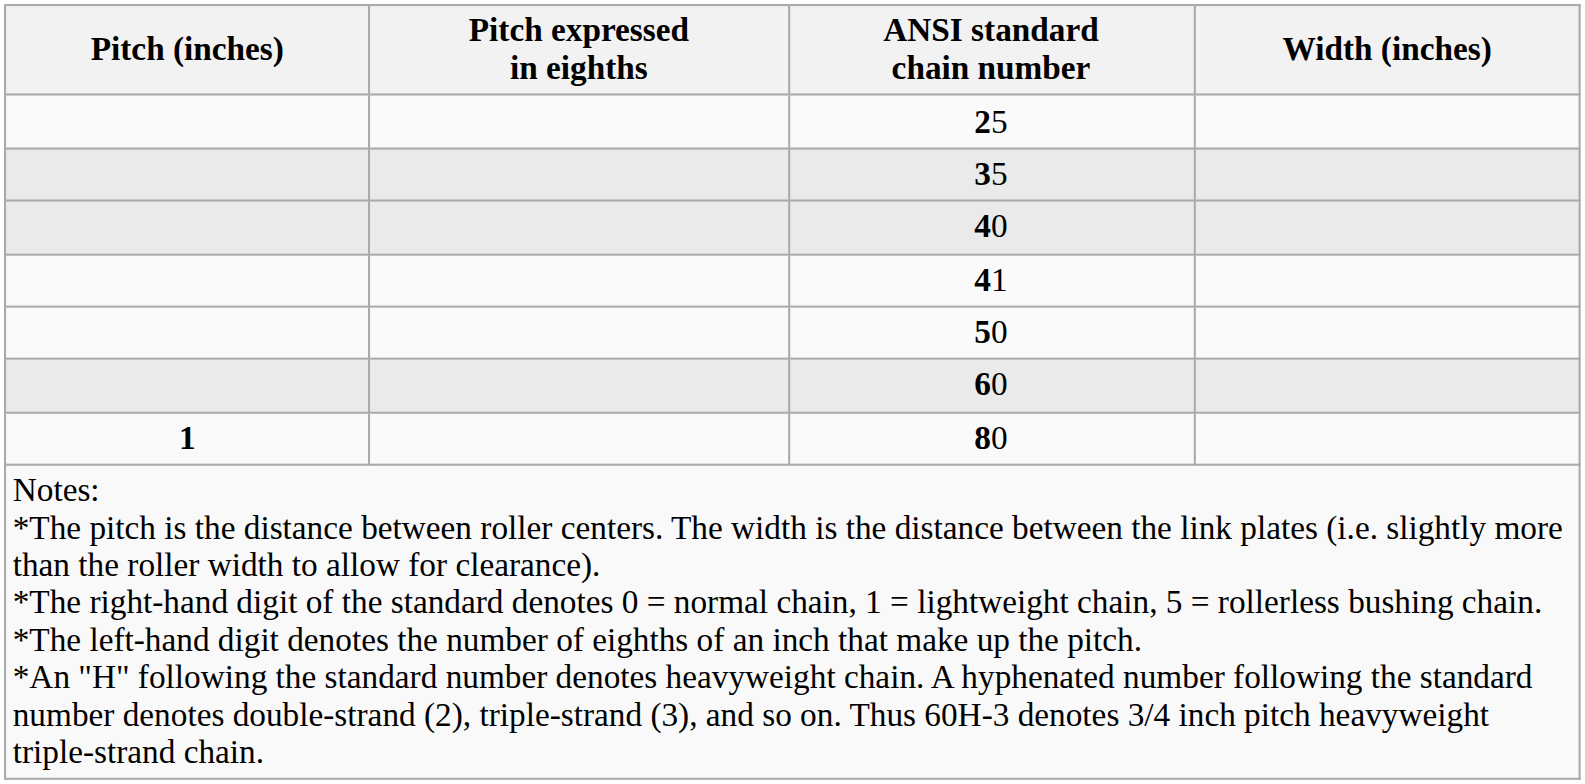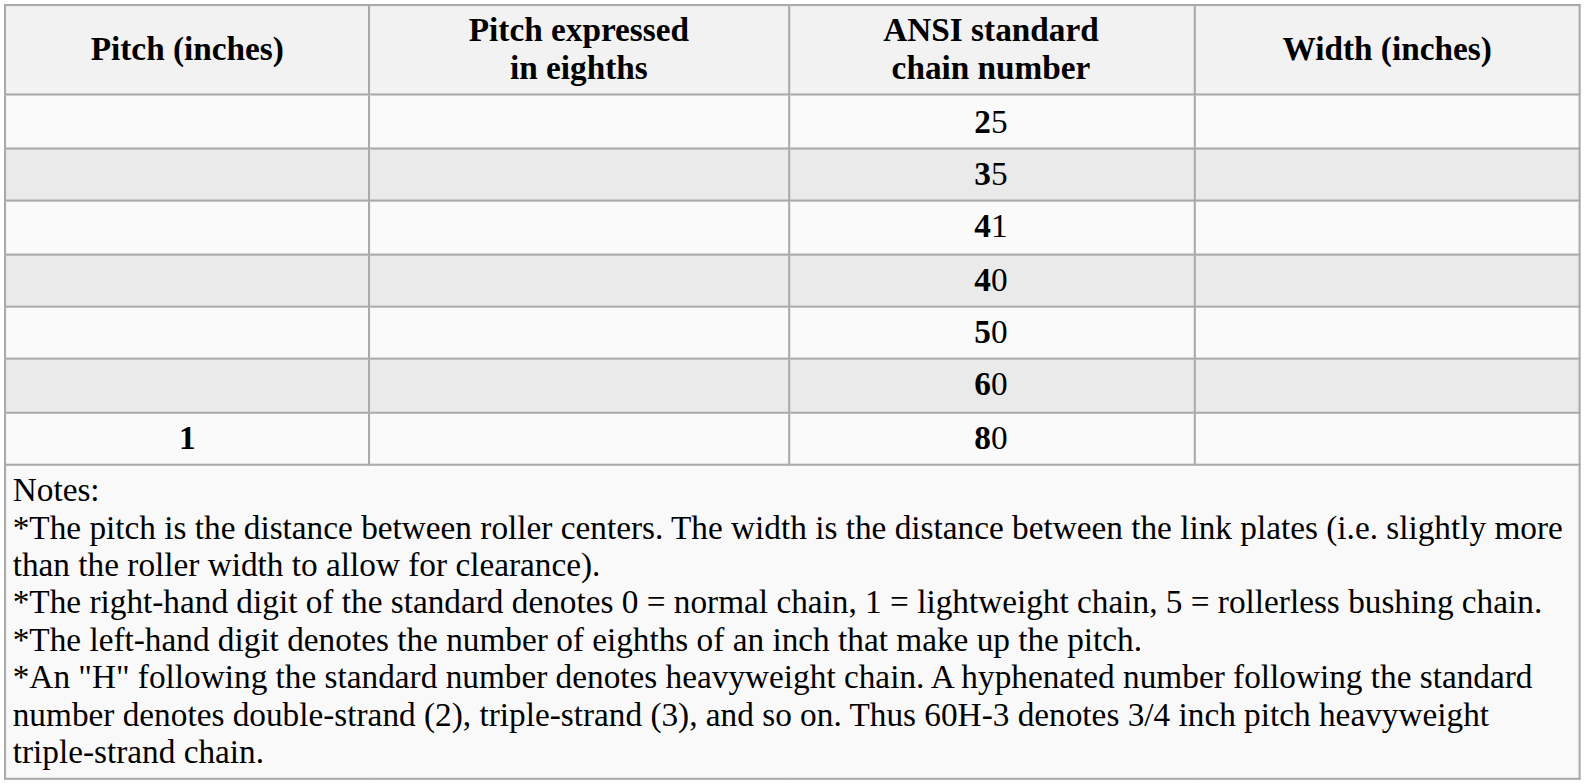rows swapped: (991, 279) <-> (991, 226)
